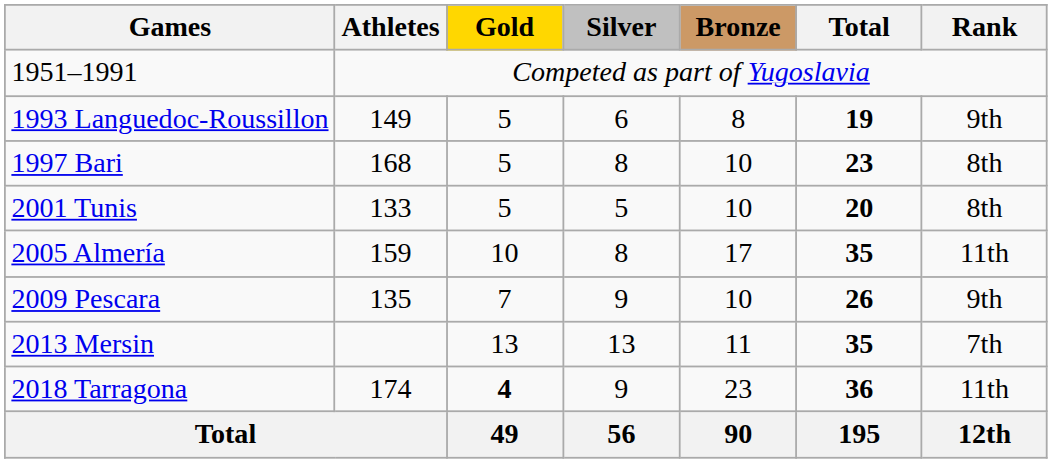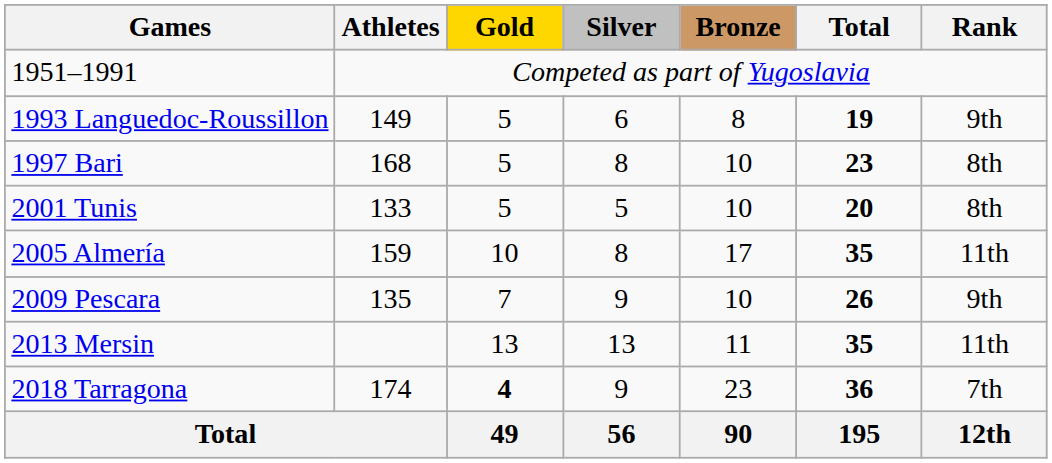(985, 343) 7th -> (985, 343) 11th
(985, 388) 11th -> (985, 388) 7th
